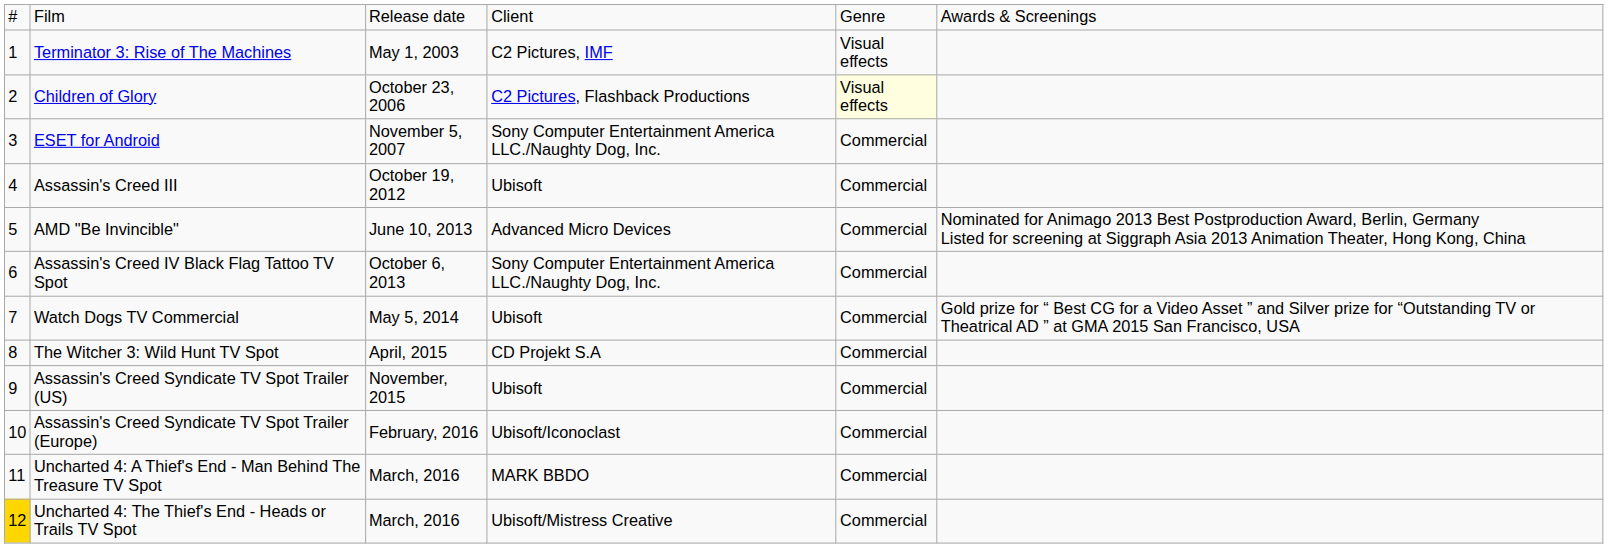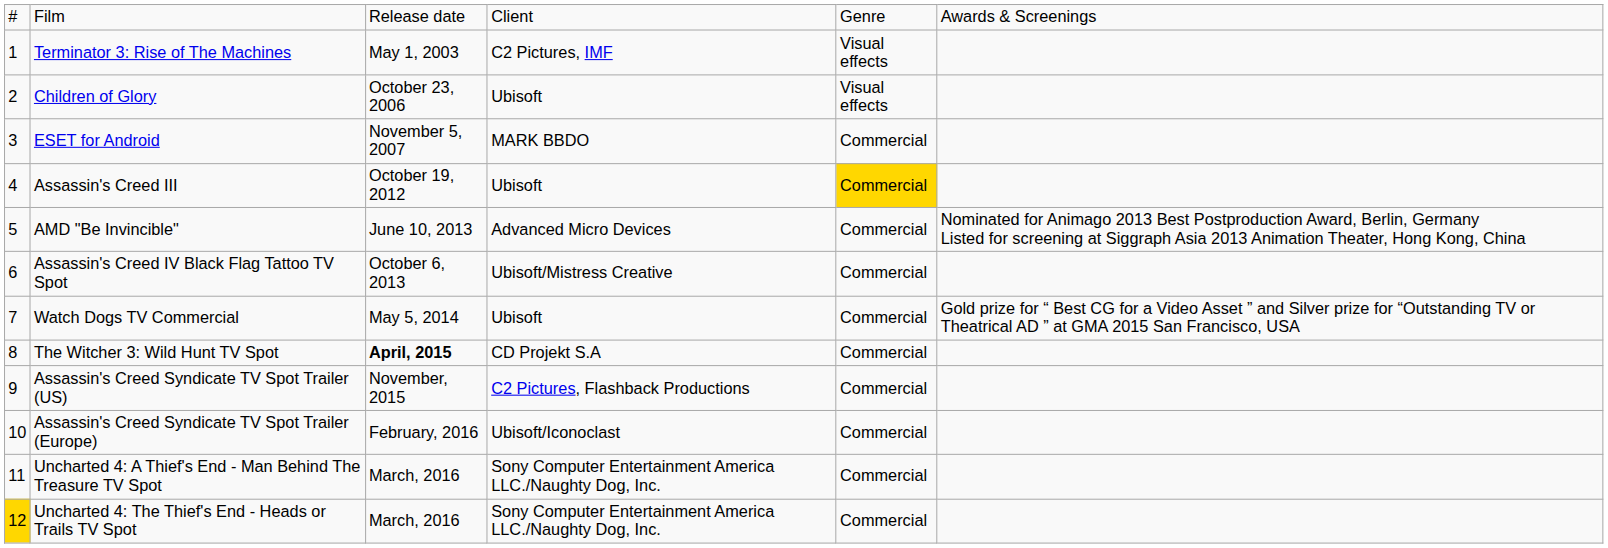(620, 96) C2 Pictures, Flashback Productions -> (517, 96) Ubisoft
(864, 96) lightyellow background -> (864, 96) no background
(633, 140) Sony Computer Entertainment America LLC./Naughty Dog, Inc. -> (540, 140) MARK BBDO
(884, 185) no background -> (884, 185) gold background
(633, 273) Sony Computer Entertainment America LLC./Naughty Dog, Inc. -> (582, 273) Ubisoft/Mistress Creative
(408, 353) normal -> (410, 353) bold
(517, 388) Ubisoft -> (620, 388) C2 Pictures, Flashback Productions
(540, 476) MARK BBDO -> (633, 476) Sony Computer Entertainment America LLC./Naughty Dog, Inc.
(582, 520) Ubisoft/Mistress Creative -> (633, 520) Sony Computer Entertainment America LLC./Naughty Dog, Inc.
